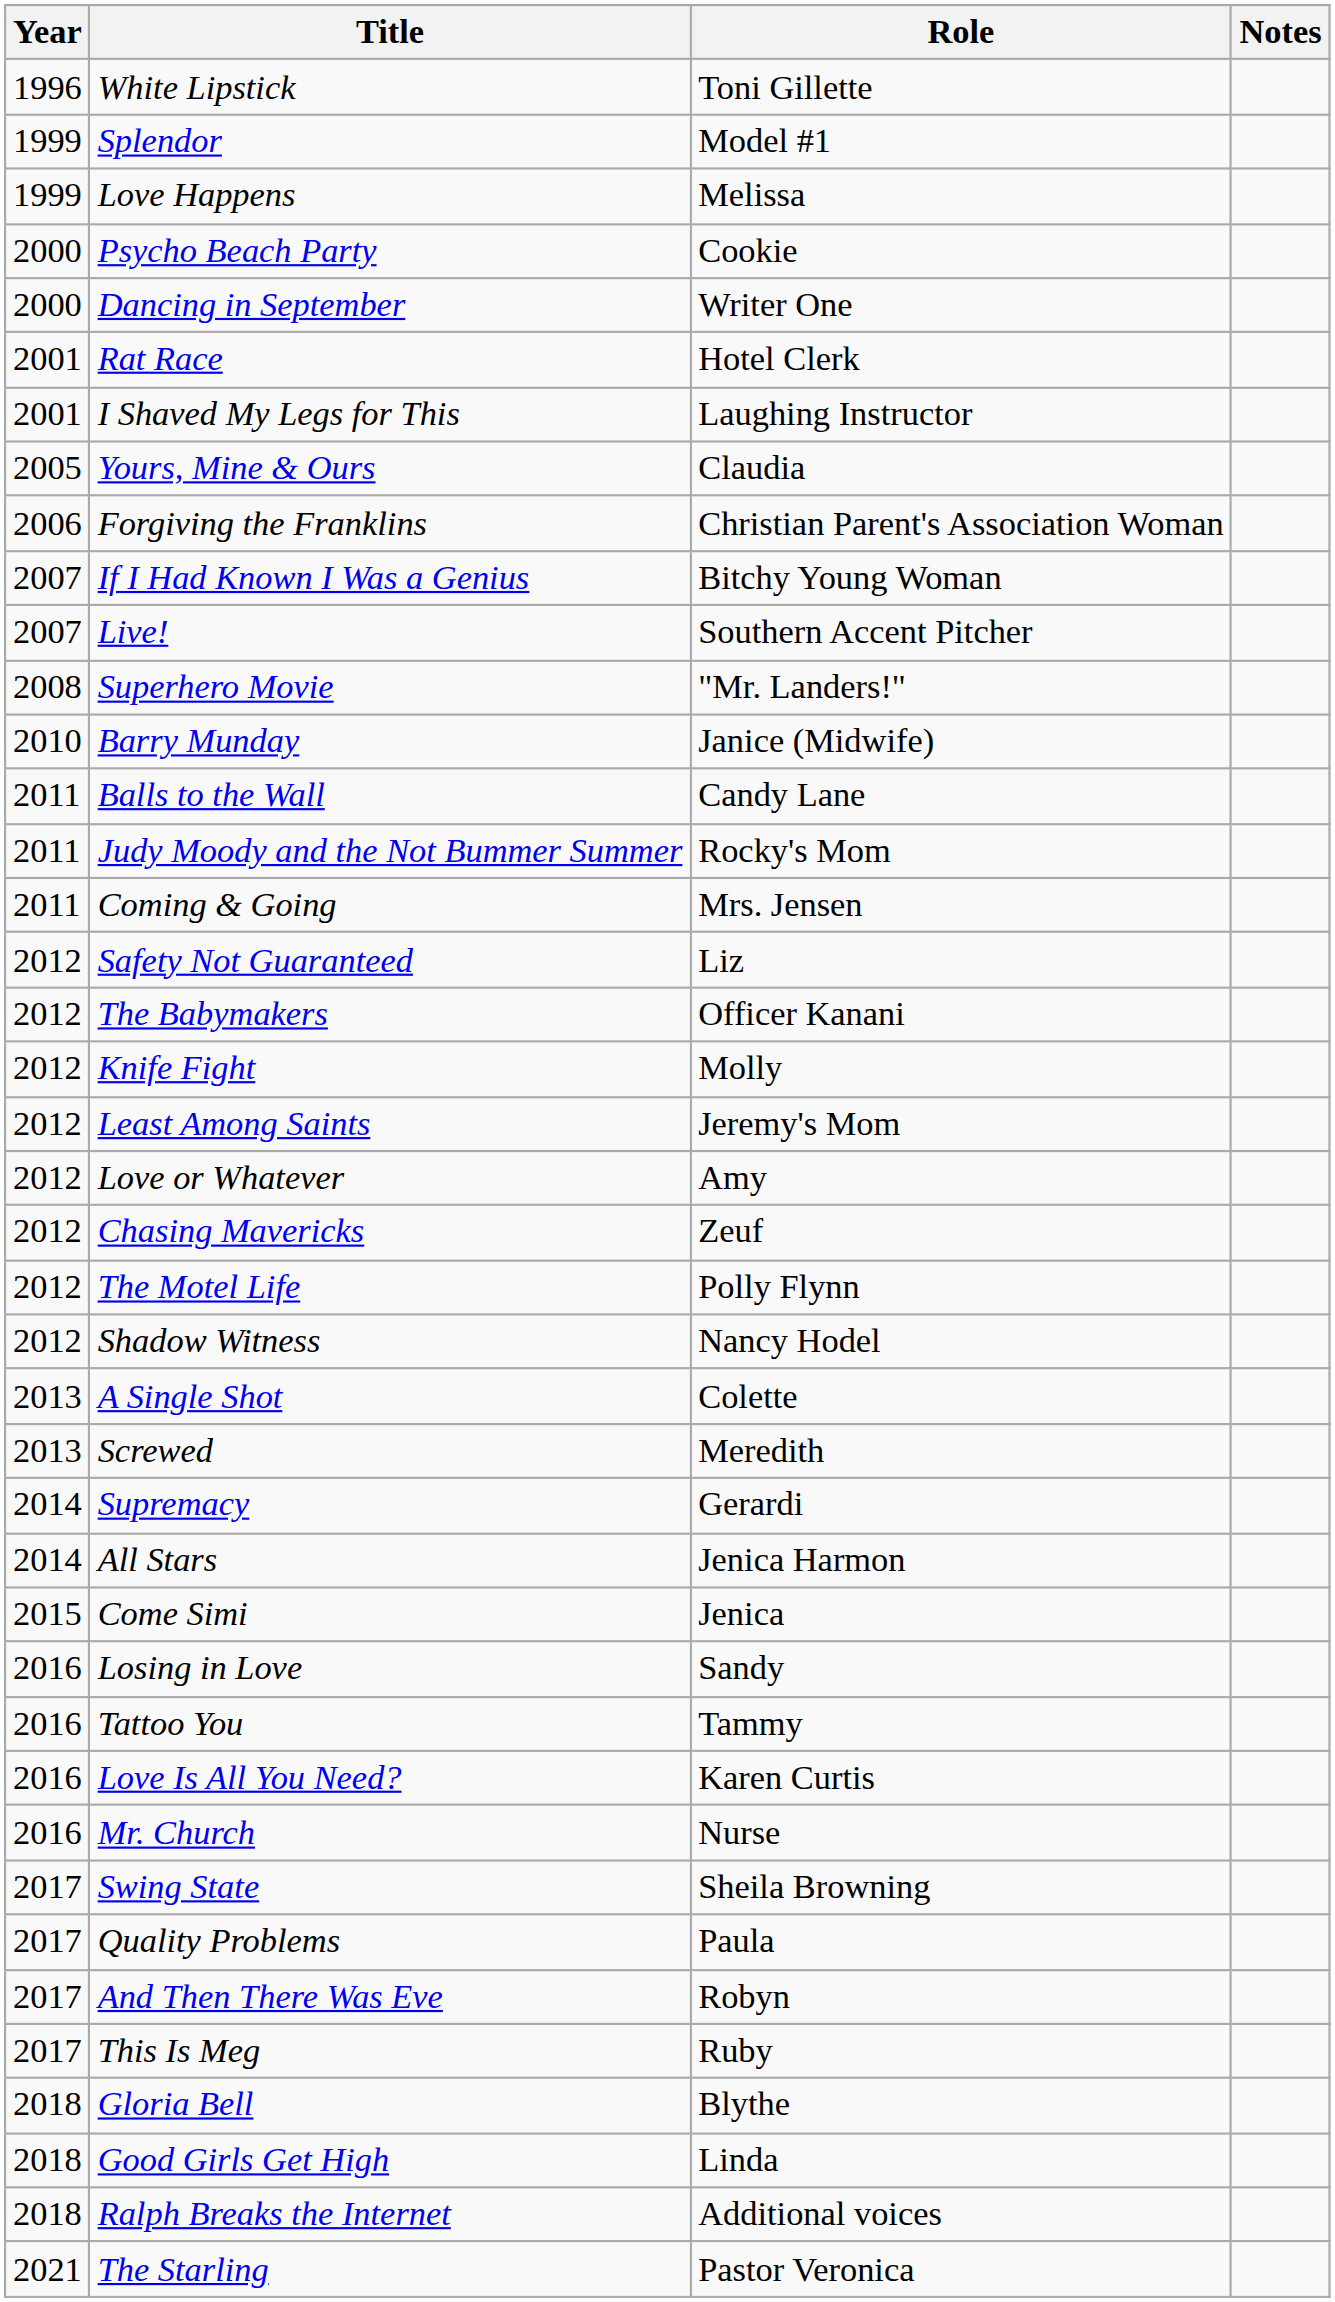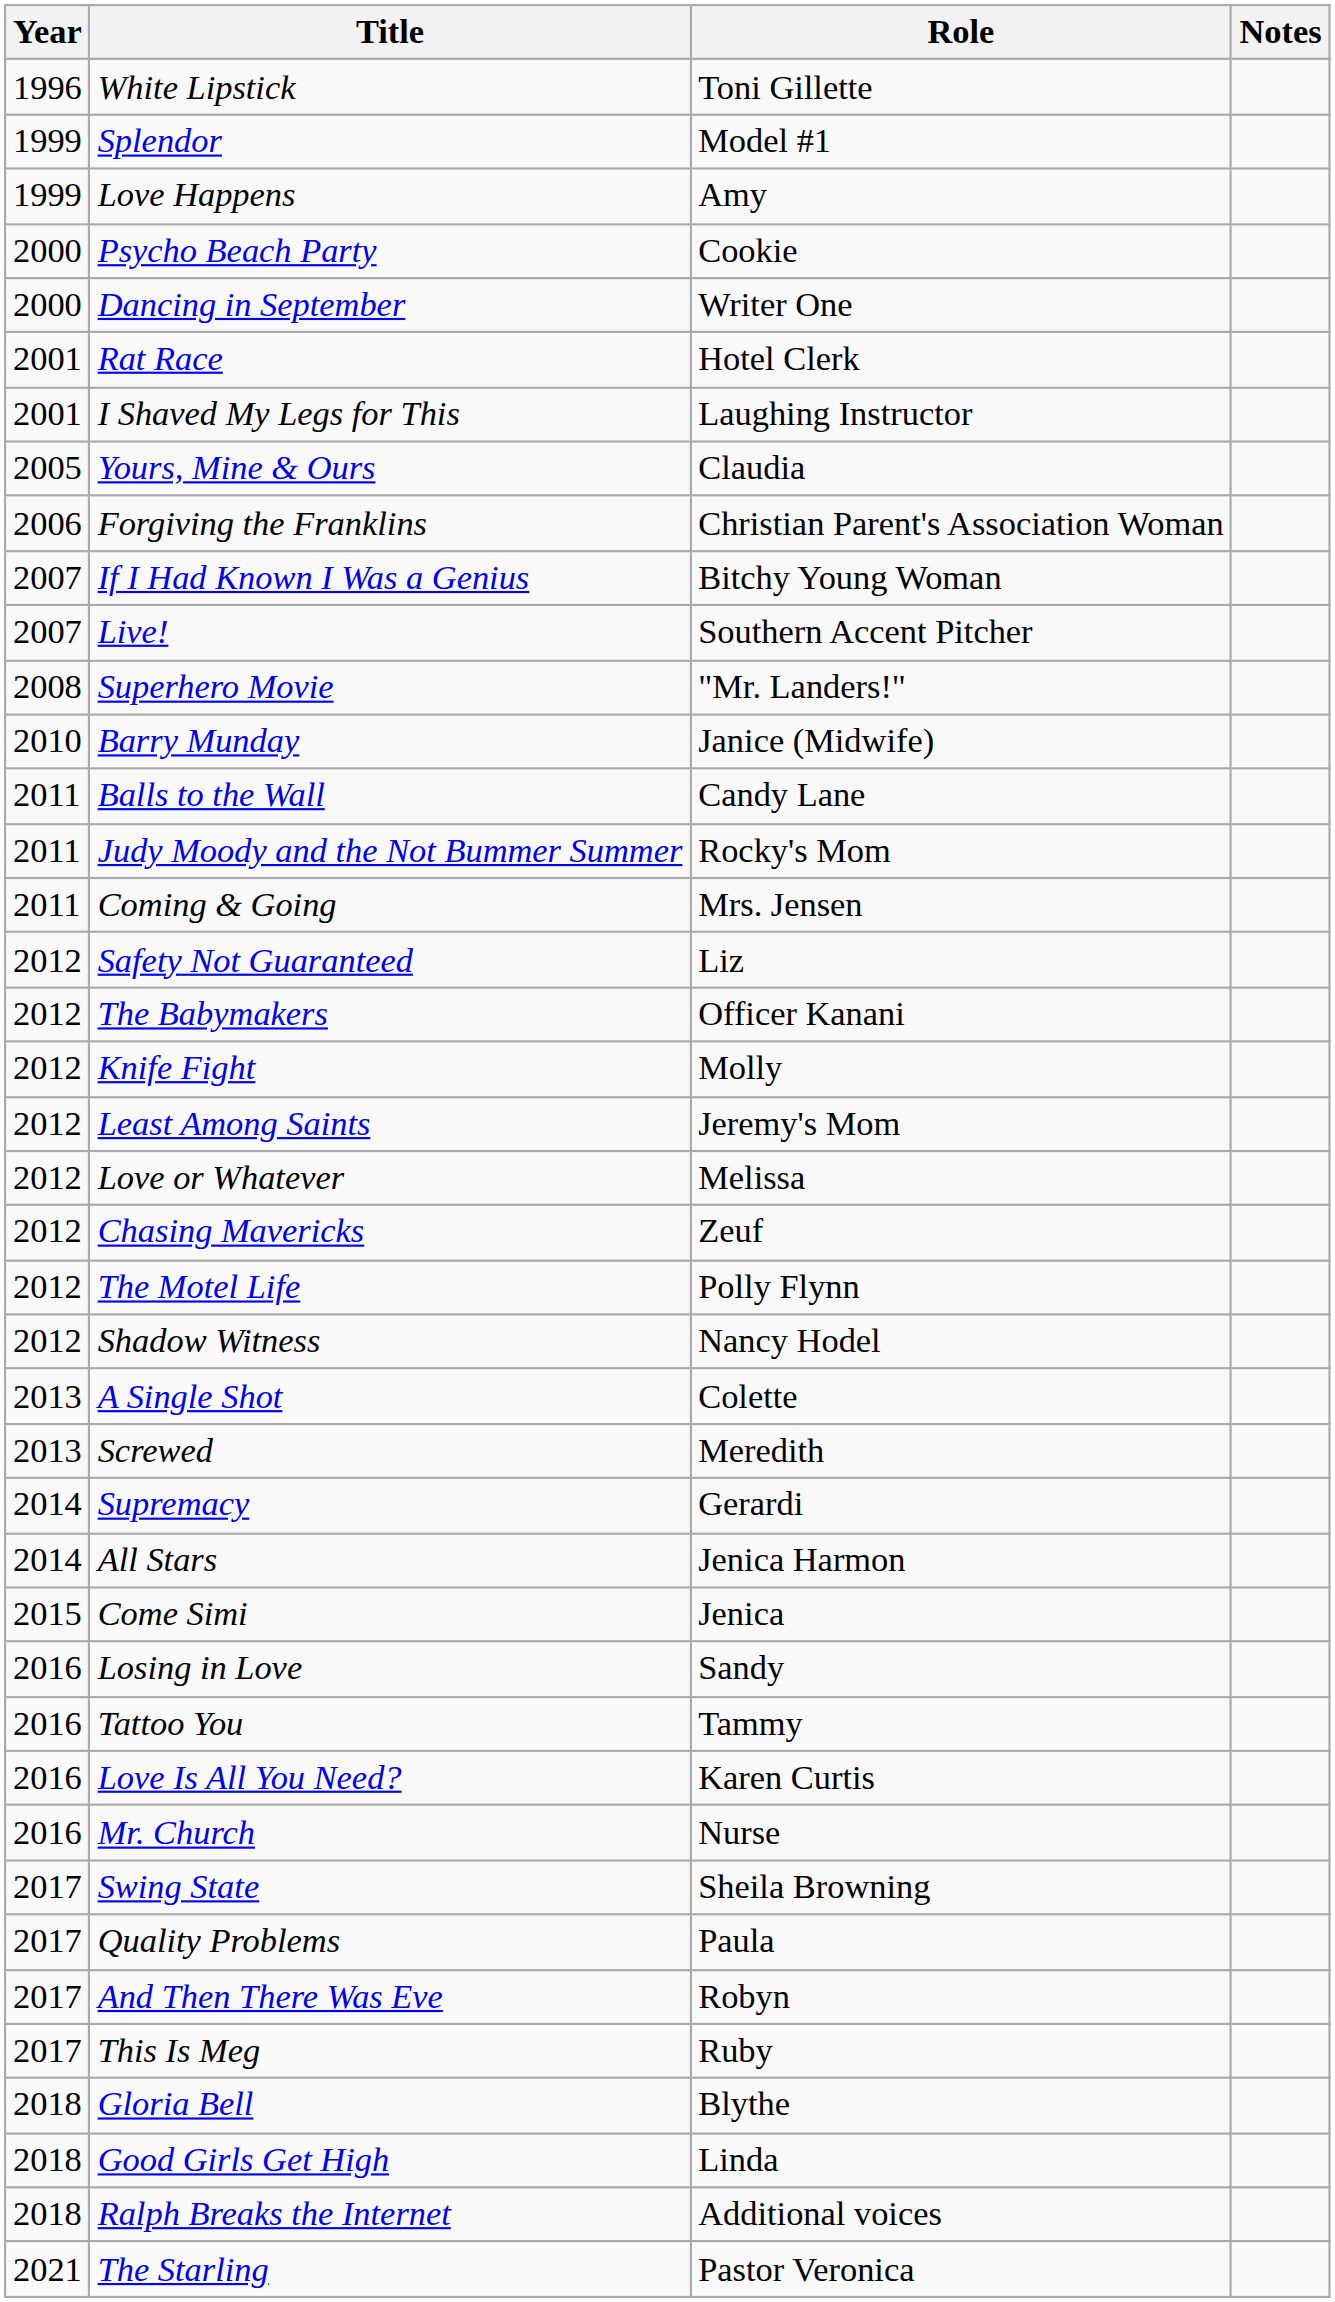(752, 195) Melissa -> (733, 195) Amy
(733, 1177) Amy -> (752, 1177) Melissa
